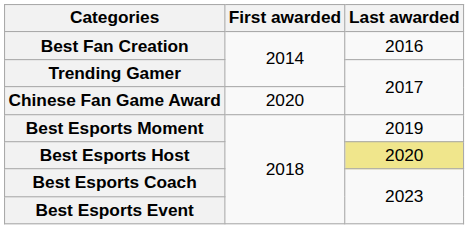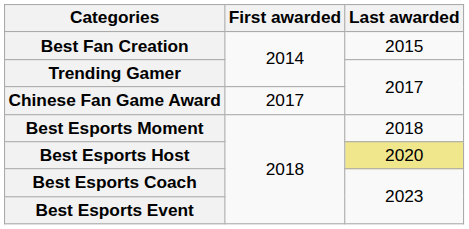(404, 45) 2016 -> (404, 45) 2015
(285, 100) 2020 -> (285, 100) 2017
(404, 127) 2019 -> (404, 127) 2018
